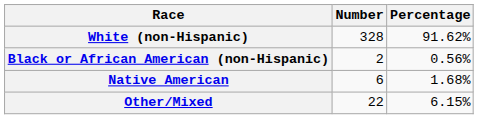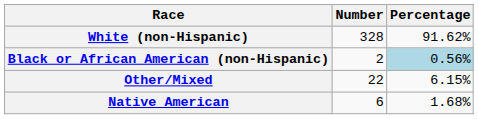(450, 59) no background -> (450, 59) lightblue background
rows swapped: (168, 81) <-> (168, 103)
